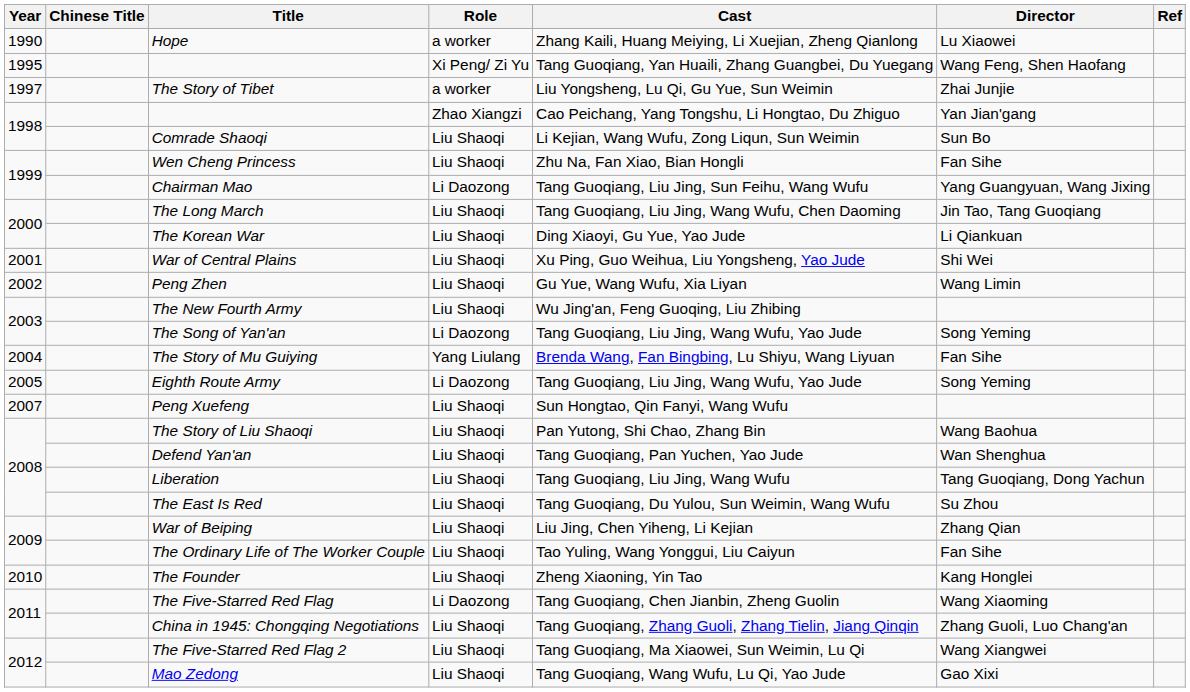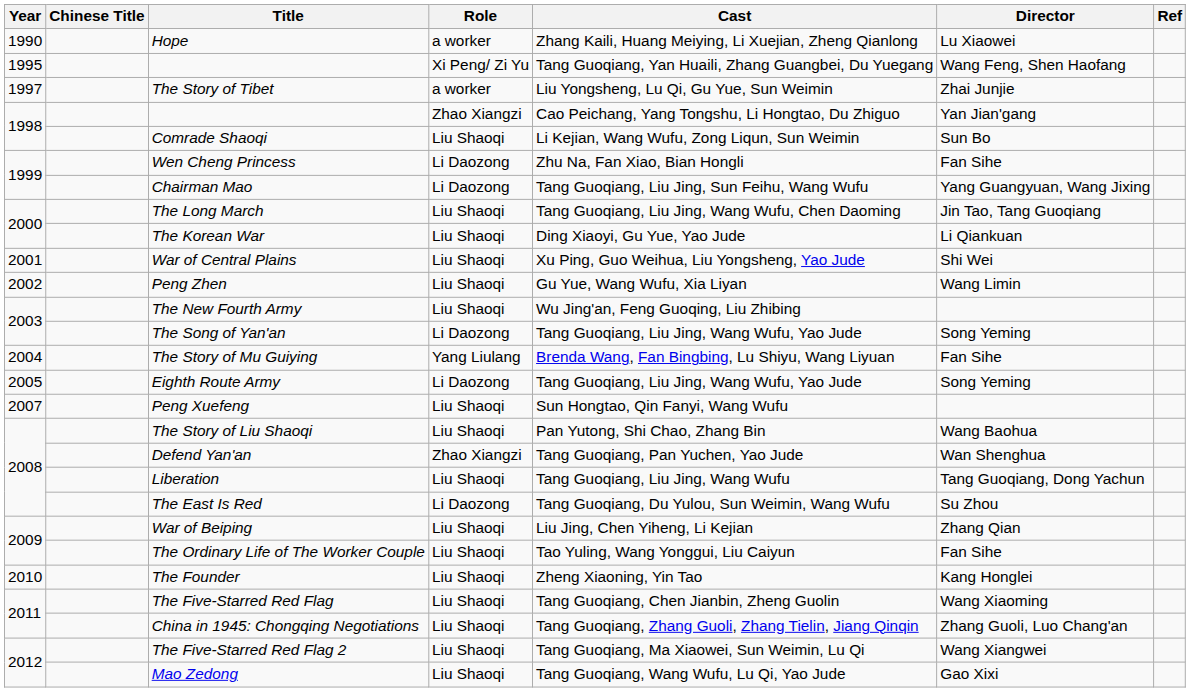(468, 162) Liu Shaoqi -> (471, 162) Li Daozong
(468, 455) Liu Shaoqi -> (477, 455) Zhao Xiangzi
(468, 503) Liu Shaoqi -> (471, 503) Li Daozong
(471, 601) Li Daozong -> (468, 601) Liu Shaoqi
